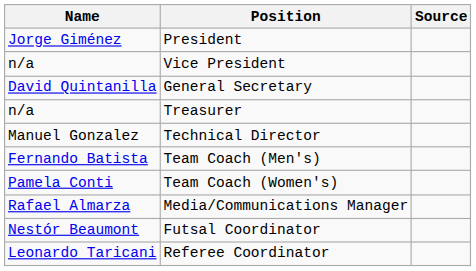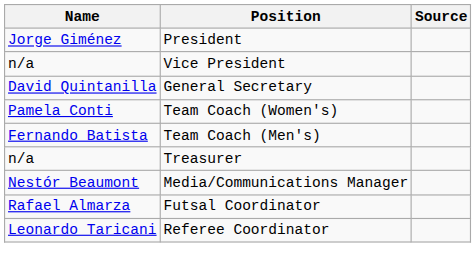rows swapped: (203, 111) <-> (251, 183)
- row: (242, 135)
(69, 206) Rafael Almarza -> (74, 183) Nestór Beaumont
(74, 230) Nestór Beaumont -> (69, 206) Rafael Almarza
